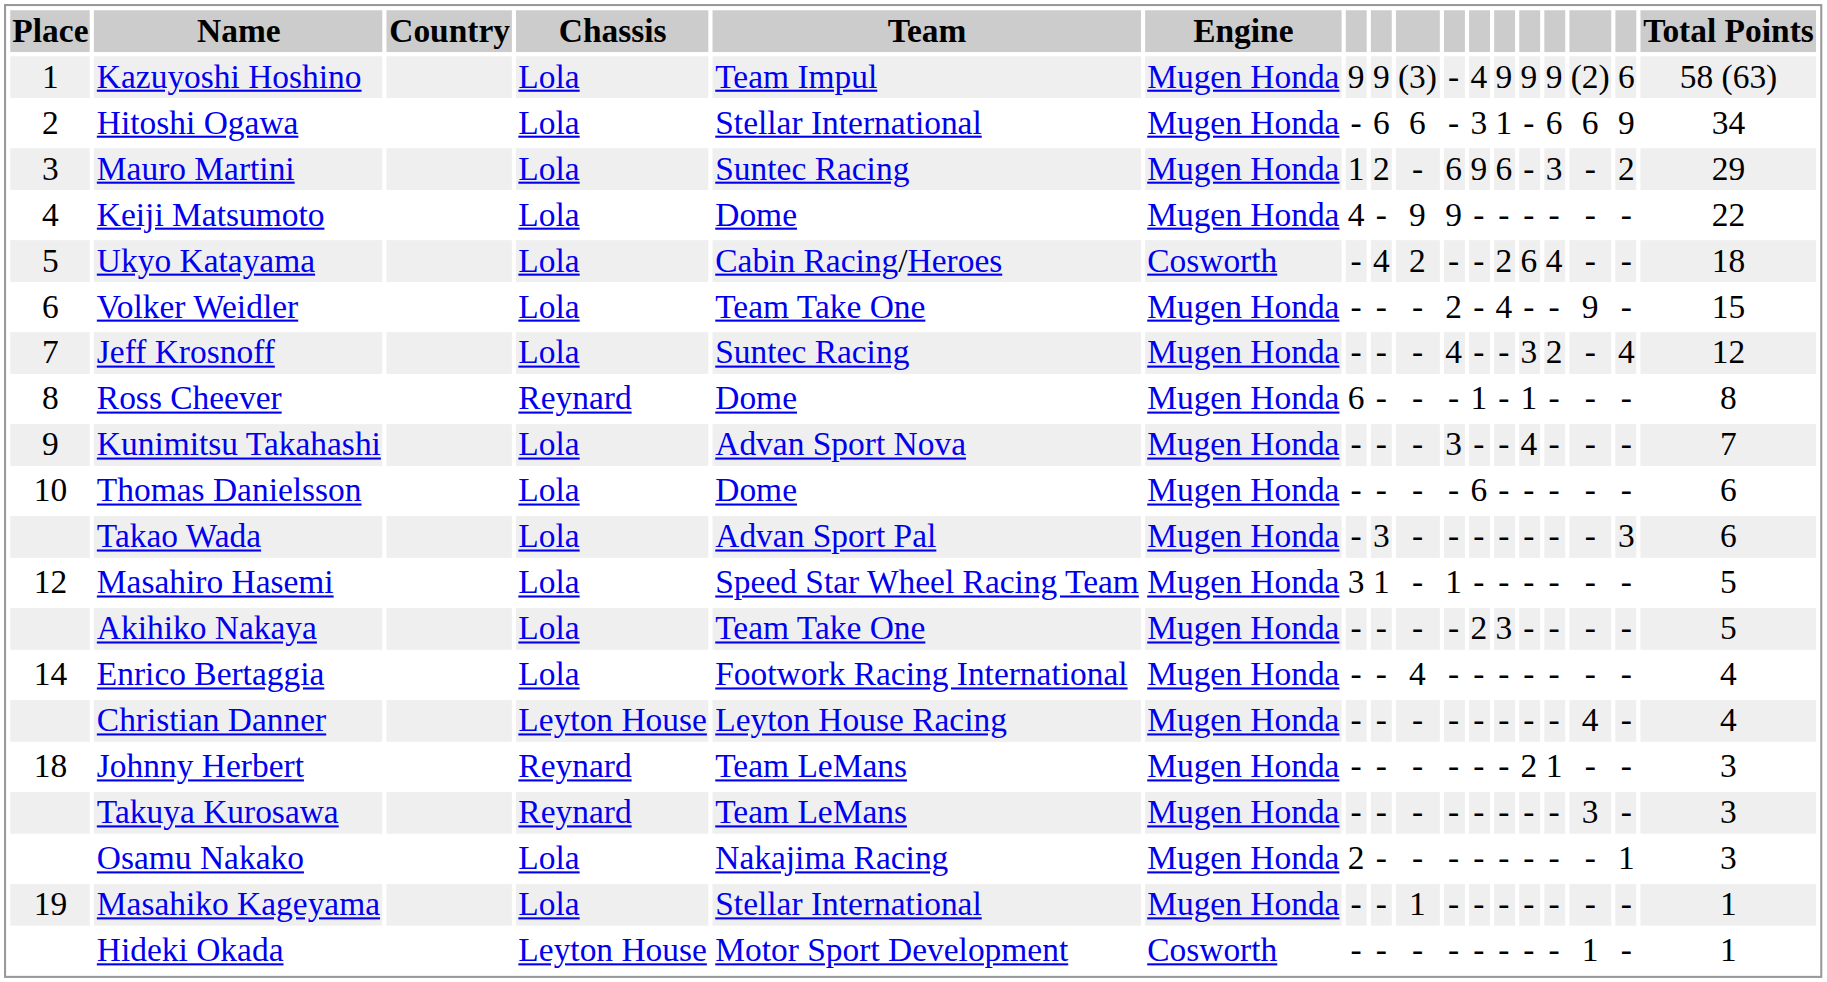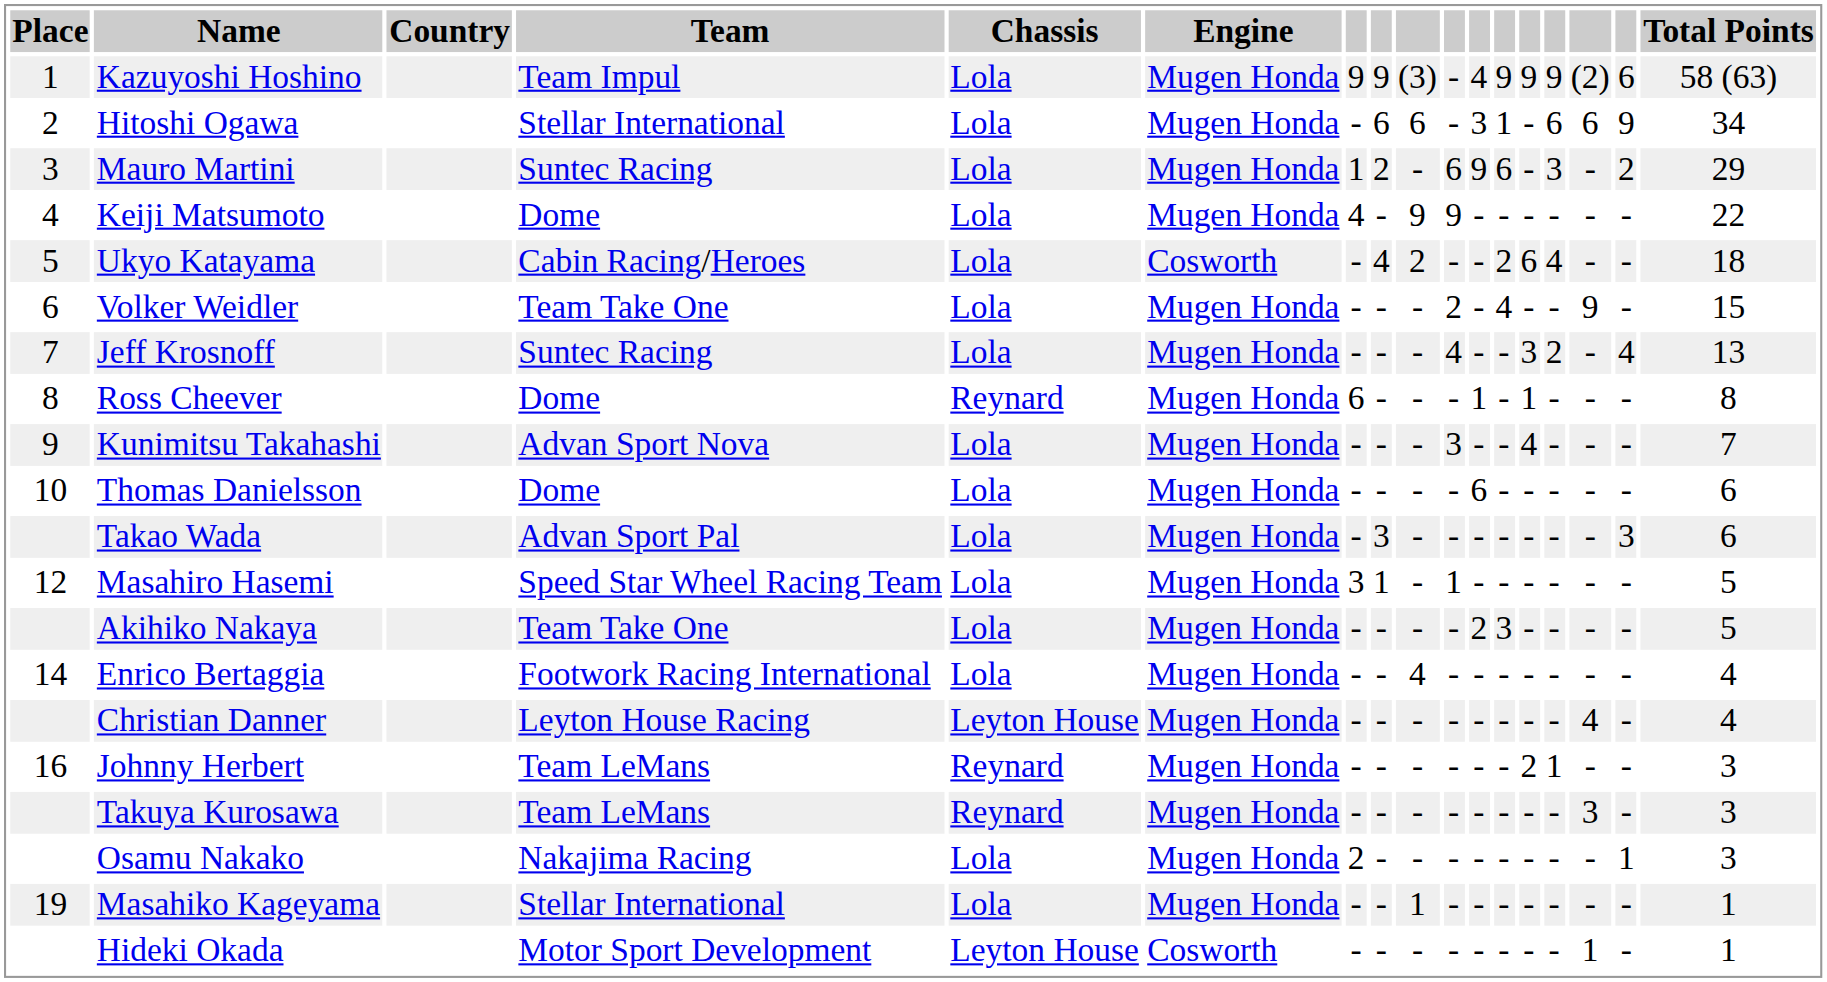columns swapped: (927, 30) <-> (613, 30)
(1728, 352) 12 -> (1728, 352) 13
(50, 766) 18 -> (50, 766) 16
